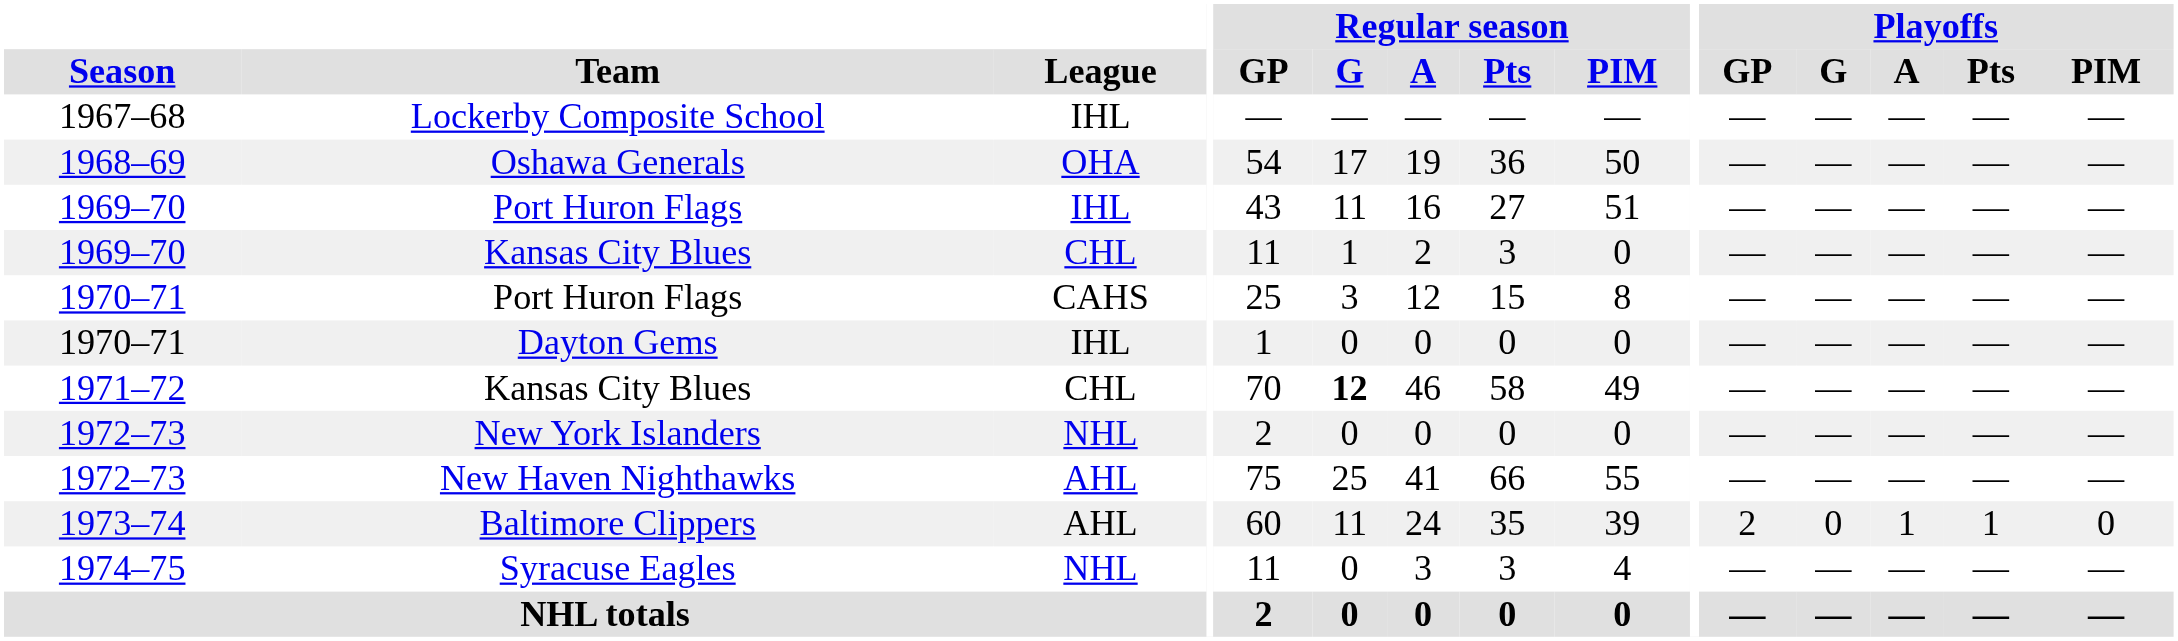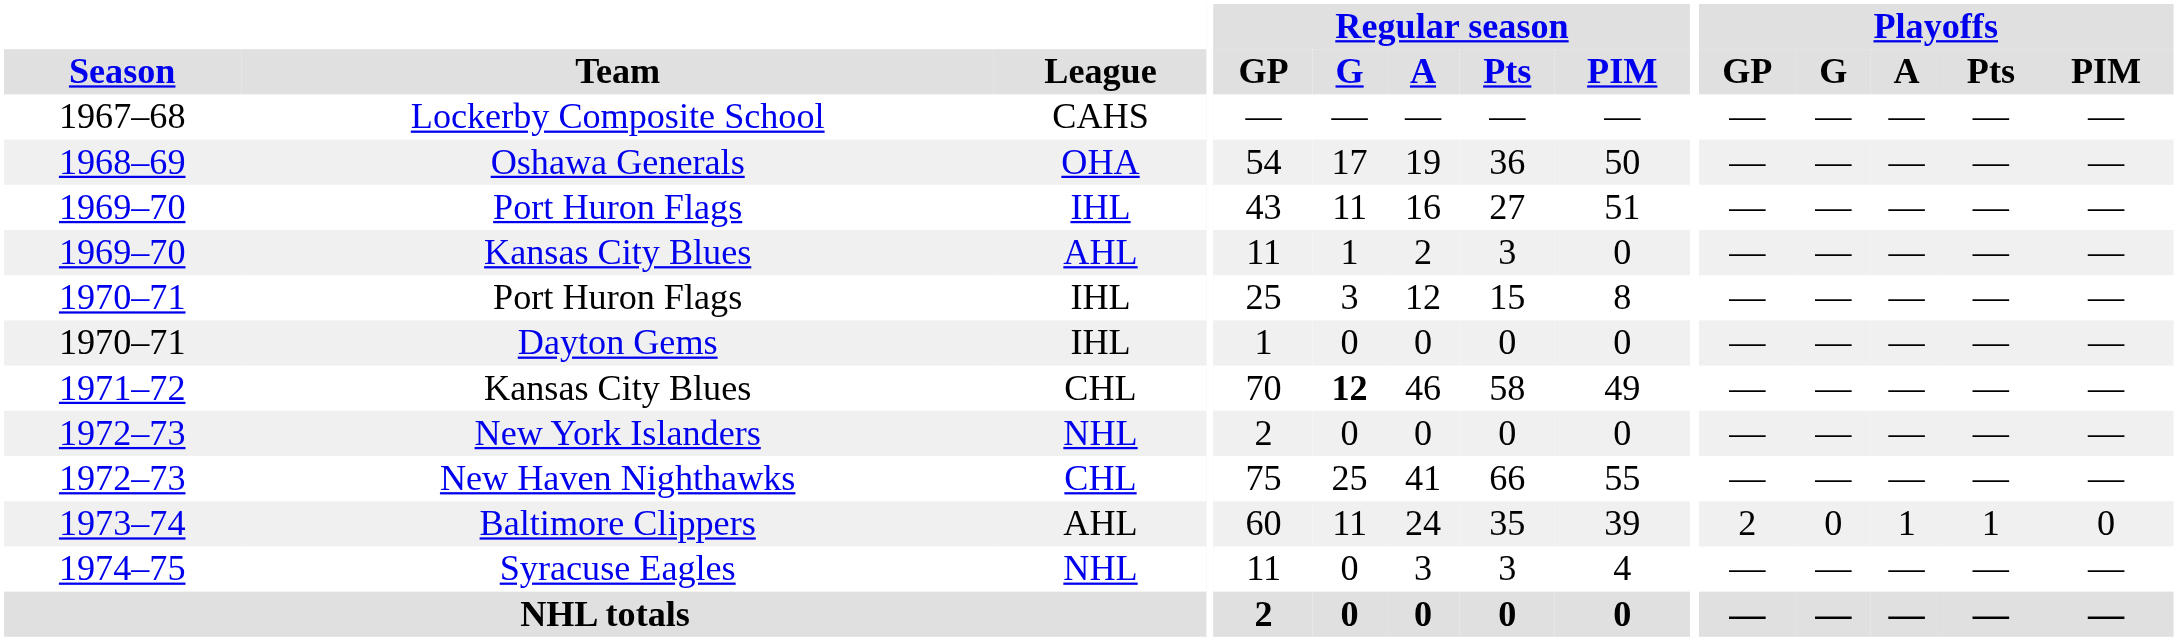(1101, 116) IHL -> (1101, 116) CAHS
(1101, 251) CHL -> (1101, 251) AHL
(1101, 297) CAHS -> (1101, 297) IHL
(1101, 477) AHL -> (1101, 477) CHL
